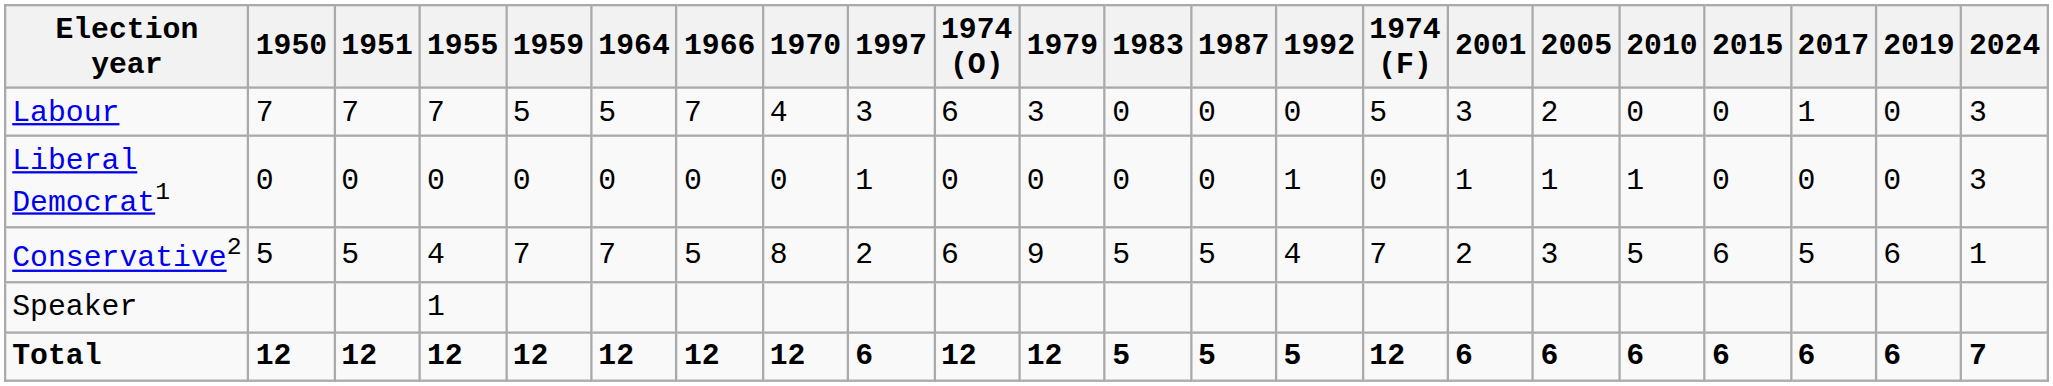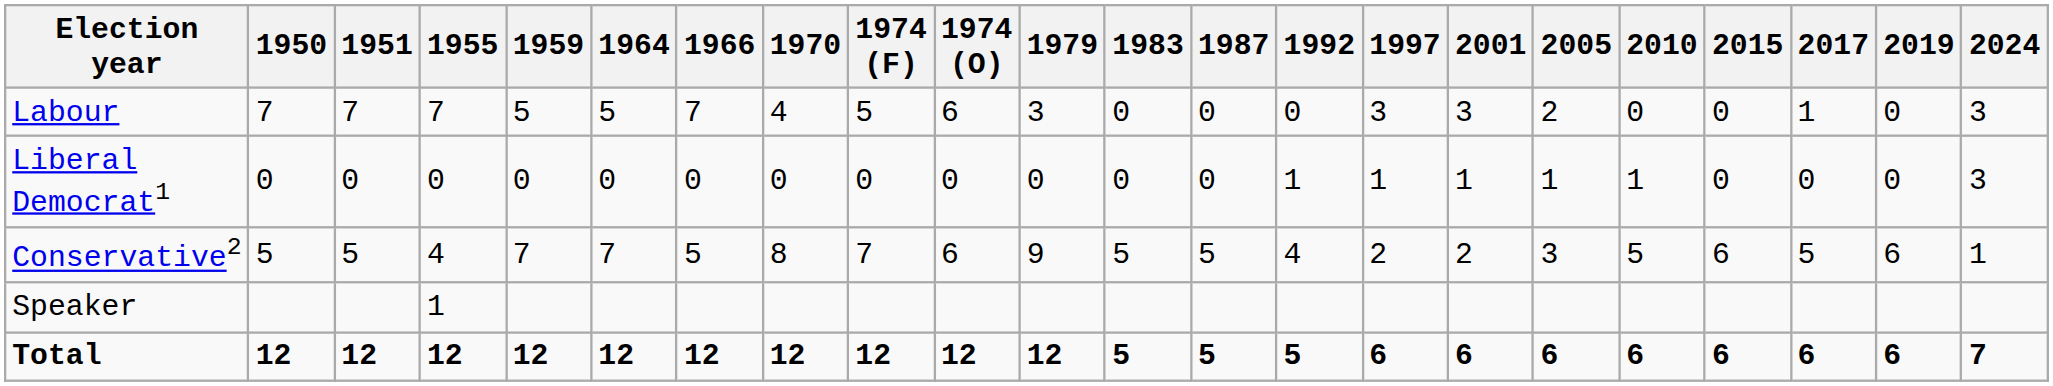columns swapped: (1405, 47) <-> (891, 47)
